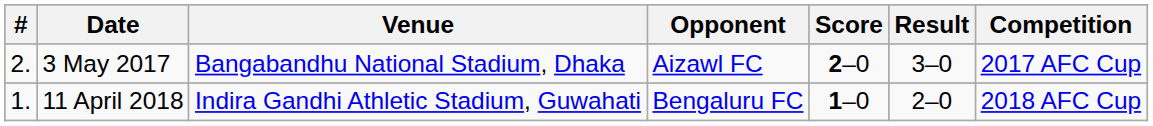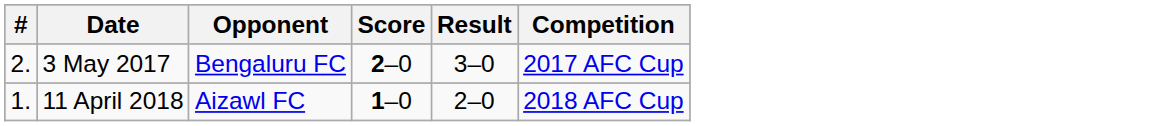- column: (418, 25)
(708, 63) Aizawl FC -> (270, 63) Bengaluru FC
(728, 102) Bengaluru FC -> (250, 102) Aizawl FC
